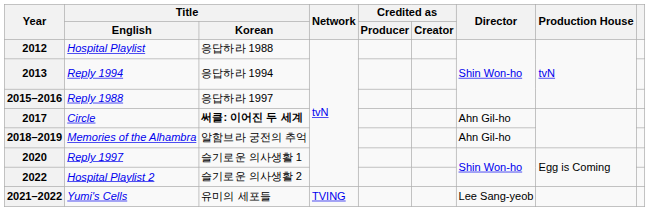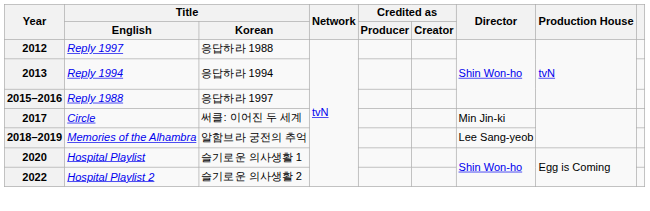(106, 49) Hospital Playlist -> (95, 49) Reply 1997
(252, 118) bold -> (252, 118) normal
(485, 118) Ahn Gil-ho -> (482, 118) Min Jin-ki
(485, 137) Ahn Gil-ho -> (496, 137) Lee Sang-yeob
(95, 157) Reply 1997 -> (106, 157) Hospital Playlist
- row: (35, 196)
